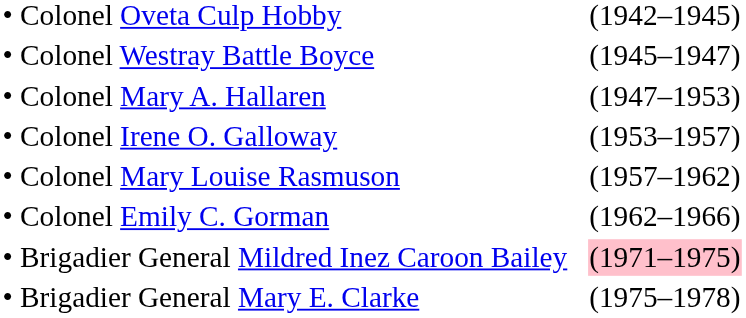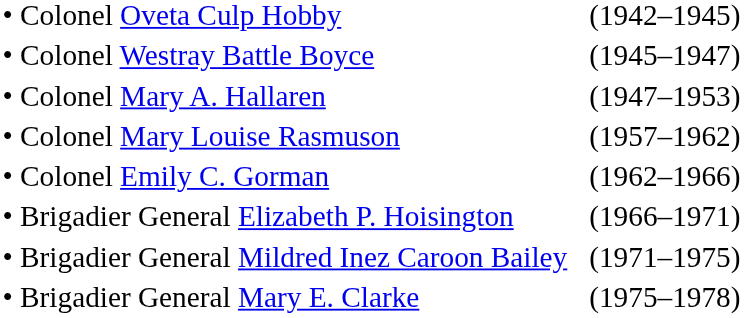- row: (179, 136)
+ row: (267, 216)
(665, 257) pink background -> (665, 257) no background
